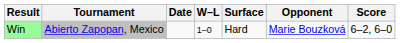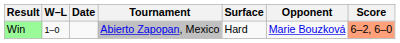columns swapped: (208, 13) <-> (104, 13)
(371, 30) no background -> (371, 30) lightsalmon background
